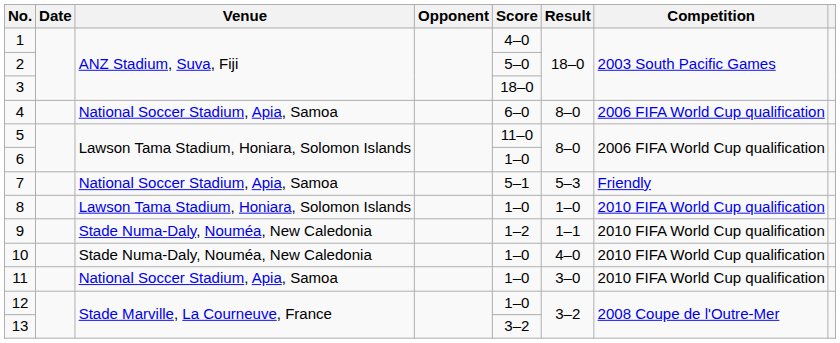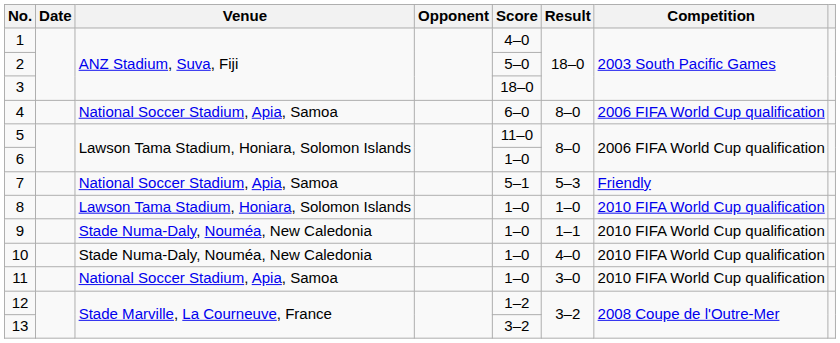(517, 231) 1–2 -> (517, 231) 1–0
(517, 302) 1–0 -> (517, 302) 1–2
